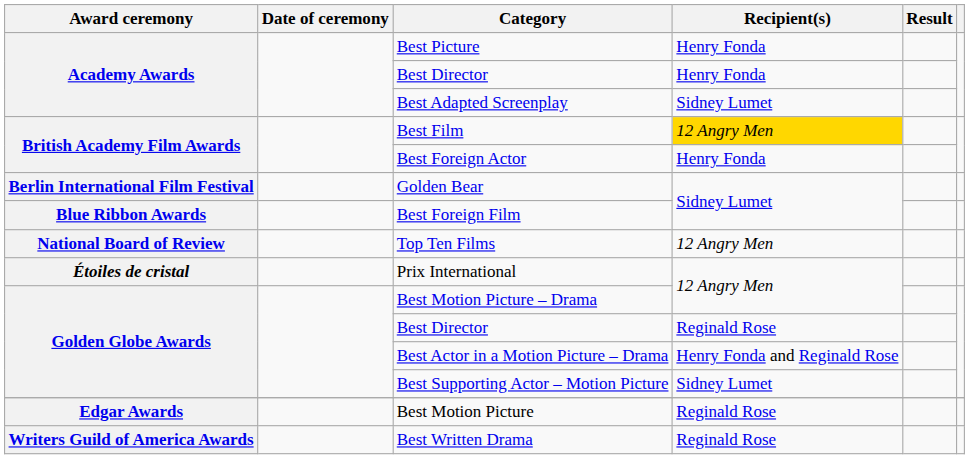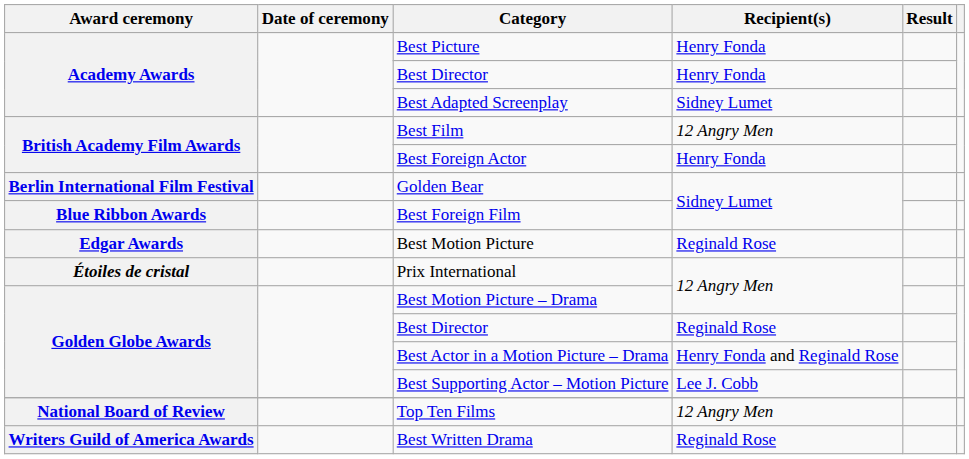(725, 131) gold background -> (725, 131) no background
rows swapped: (131, 411) <-> (131, 243)
(724, 383) Sidney Lumet -> (717, 383) Lee J. Cobb
